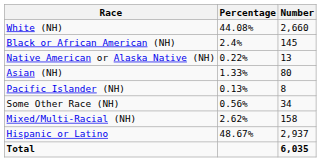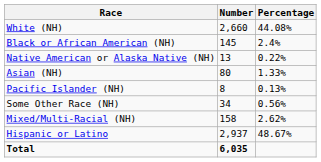columns swapped: (297, 12) <-> (248, 12)
